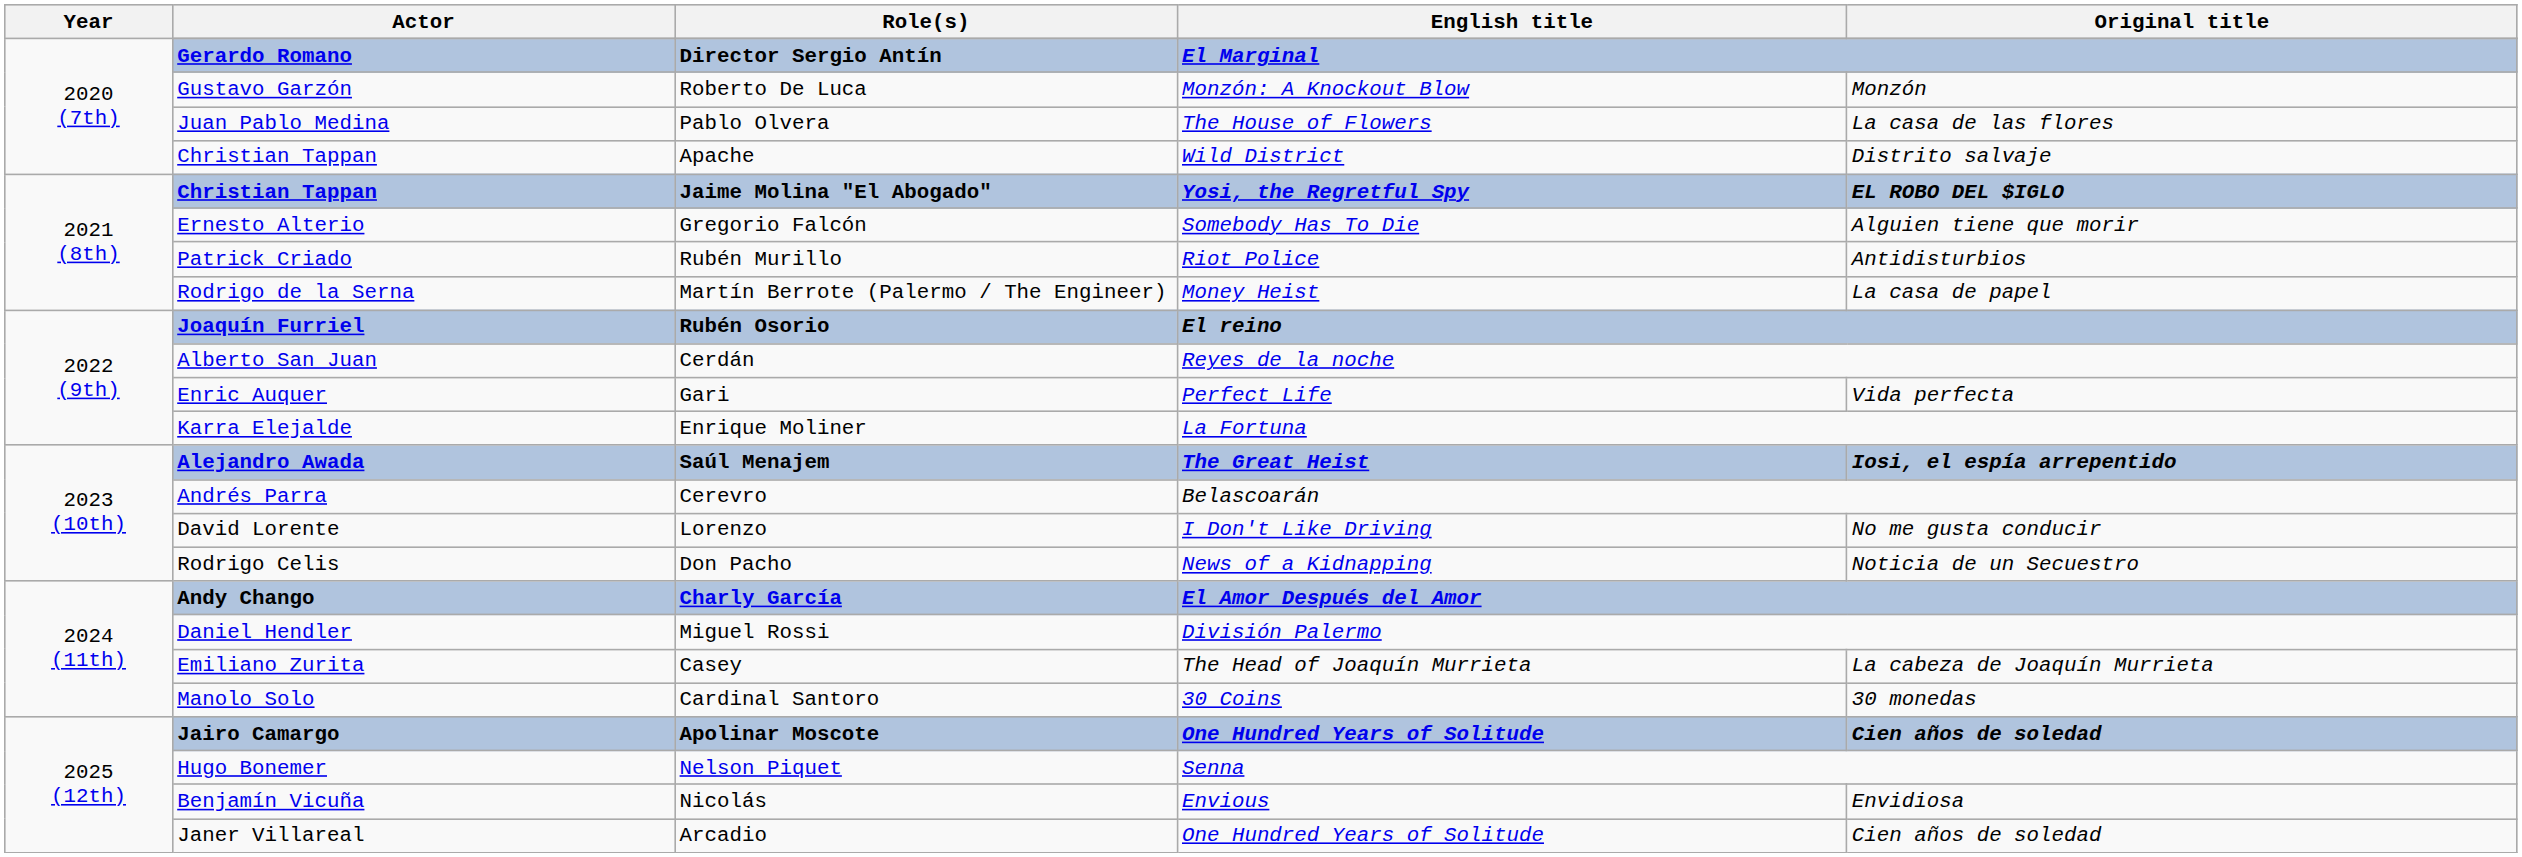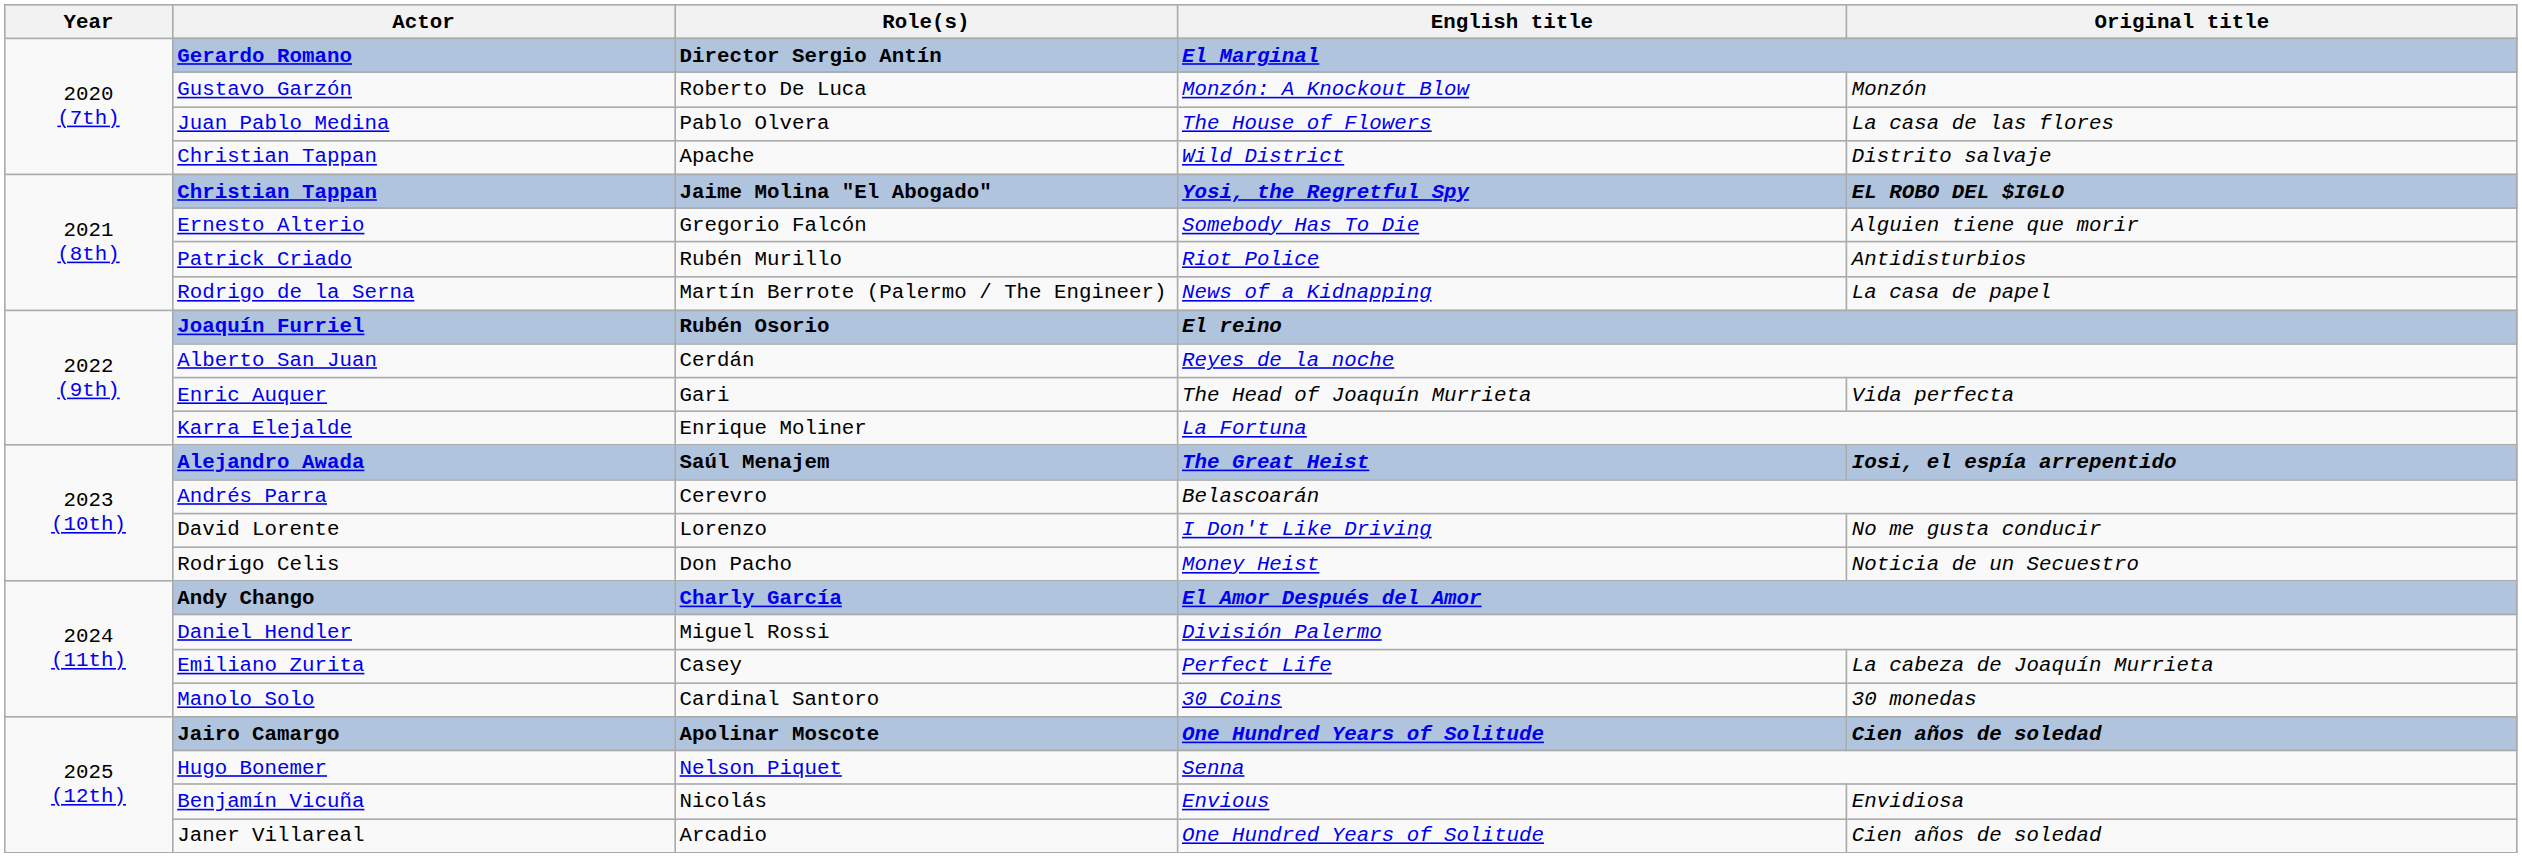(1251, 293) Money Heist -> (1307, 293) News of a Kidnapping
(1257, 395) Perfect Life -> (1357, 395) The Head of Joaquín Murrieta
(1307, 564) News of a Kidnapping -> (1251, 564) Money Heist
(1357, 666) The Head of Joaquín Murrieta -> (1257, 666) Perfect Life
